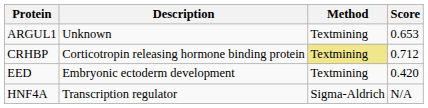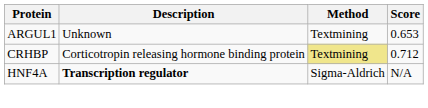- row: (19, 73)
(120, 93) normal -> (125, 73) bold
